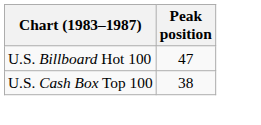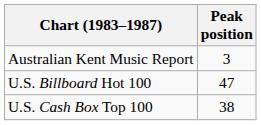+ row: (101, 58)
